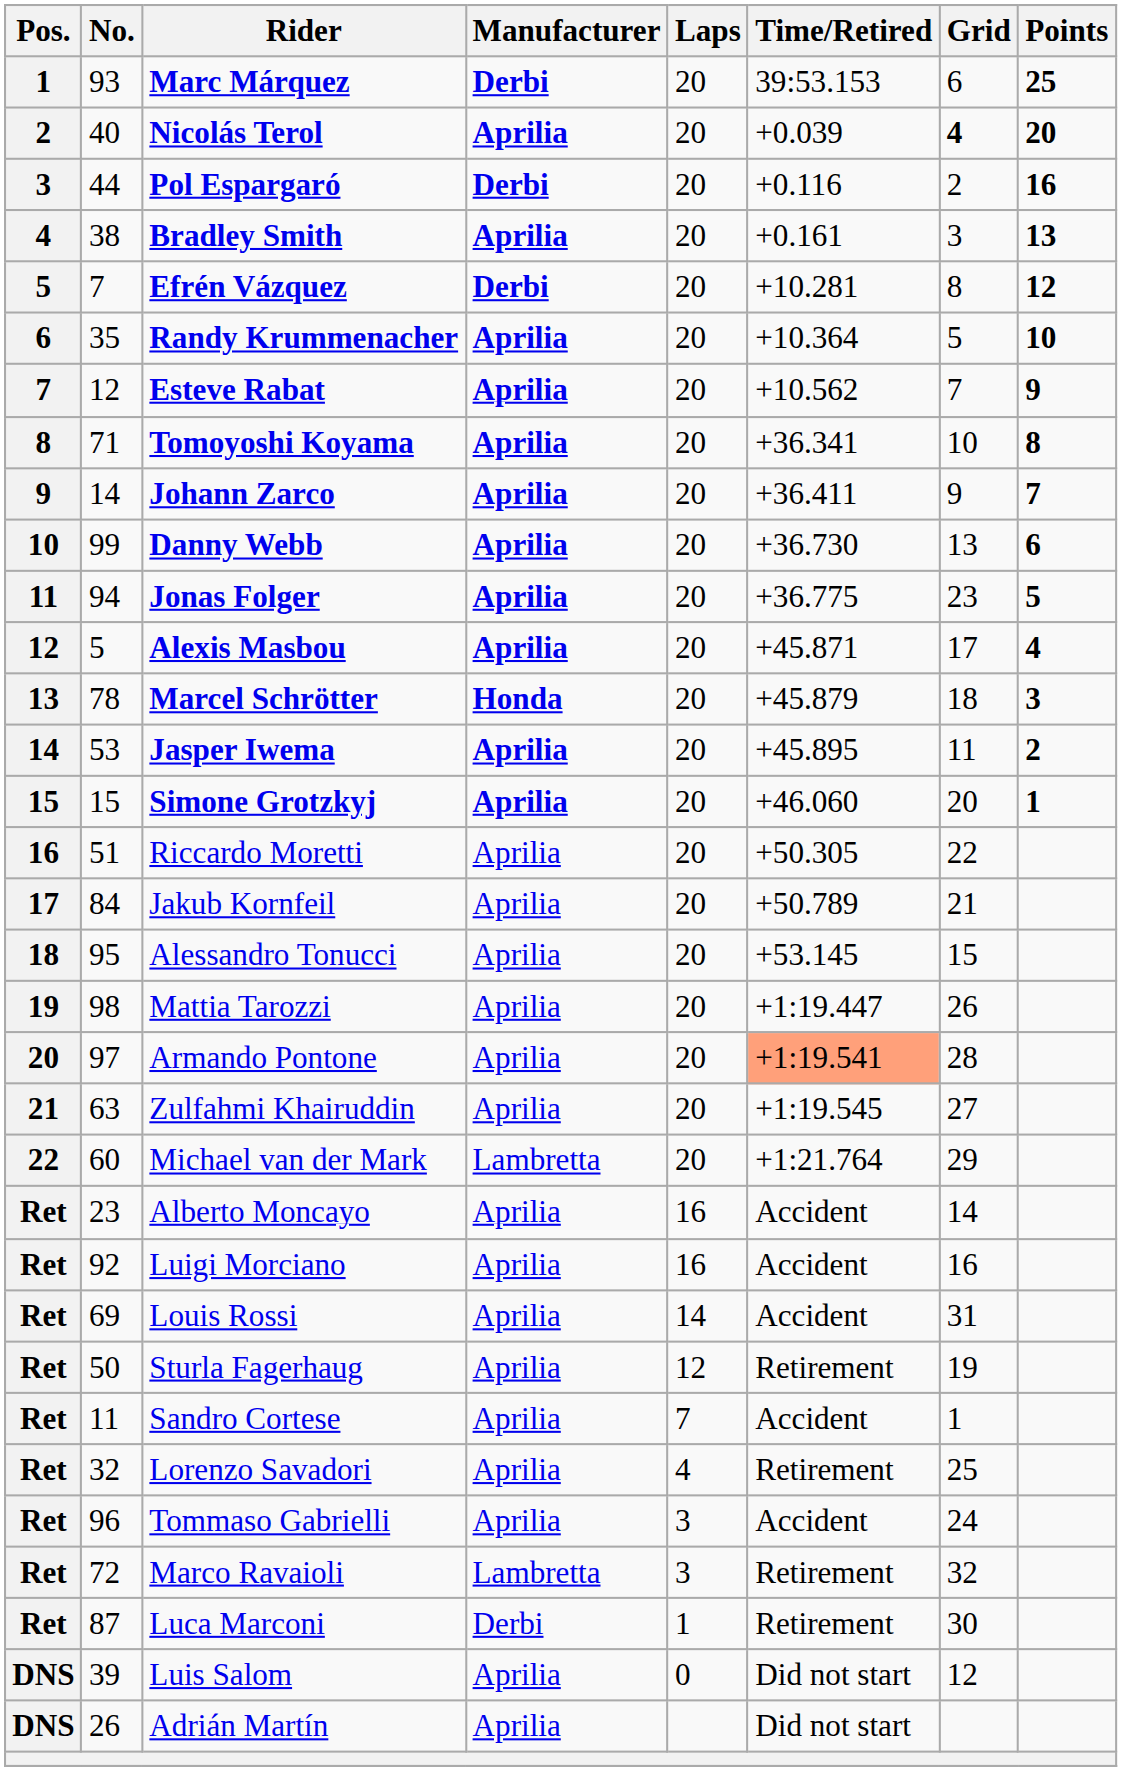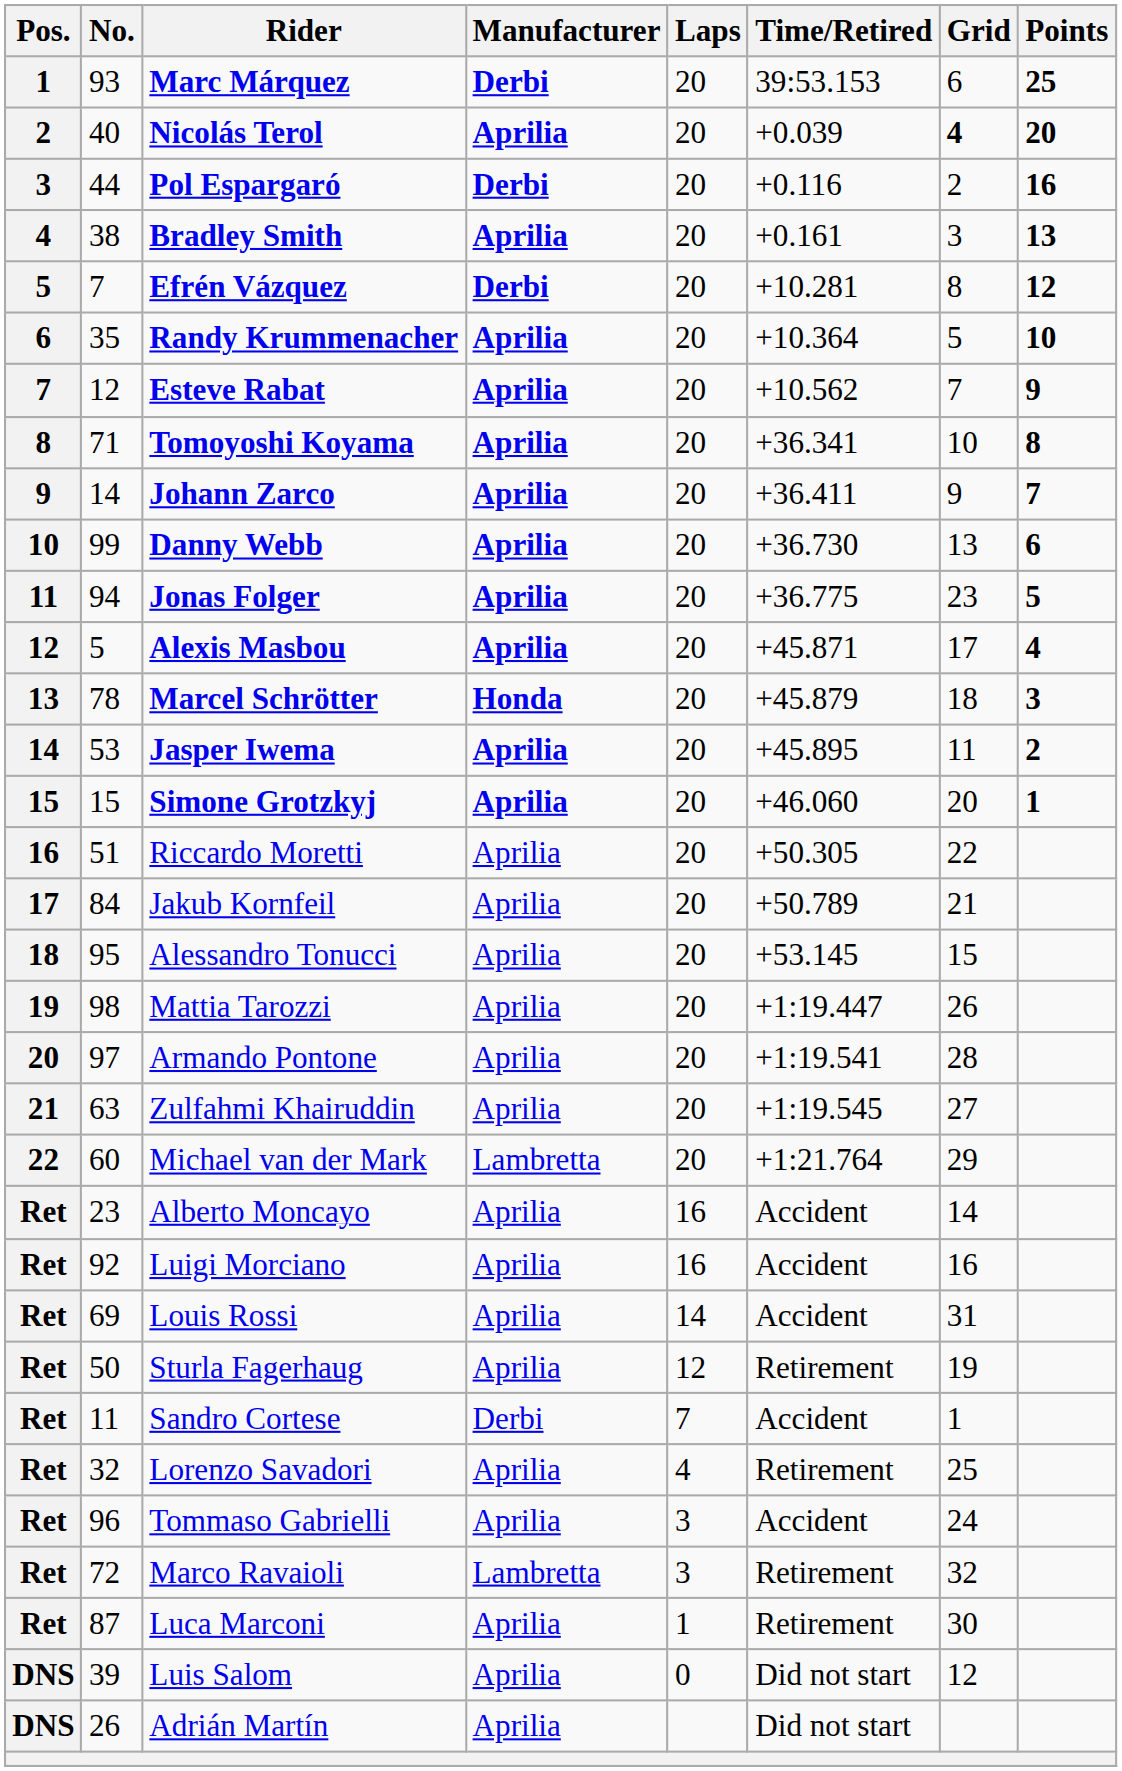(819, 1057) lightsalmon background -> (819, 1057) no background
(517, 1417) Aprilia -> (508, 1417) Derbi
(508, 1623) Derbi -> (517, 1623) Aprilia
